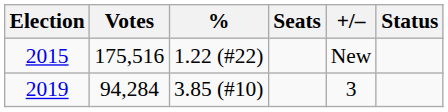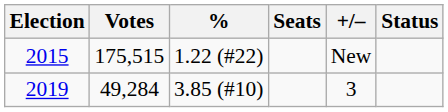(129, 55) 175,516 -> (129, 55) 175,515
(129, 89) 94,284 -> (129, 89) 49,284
